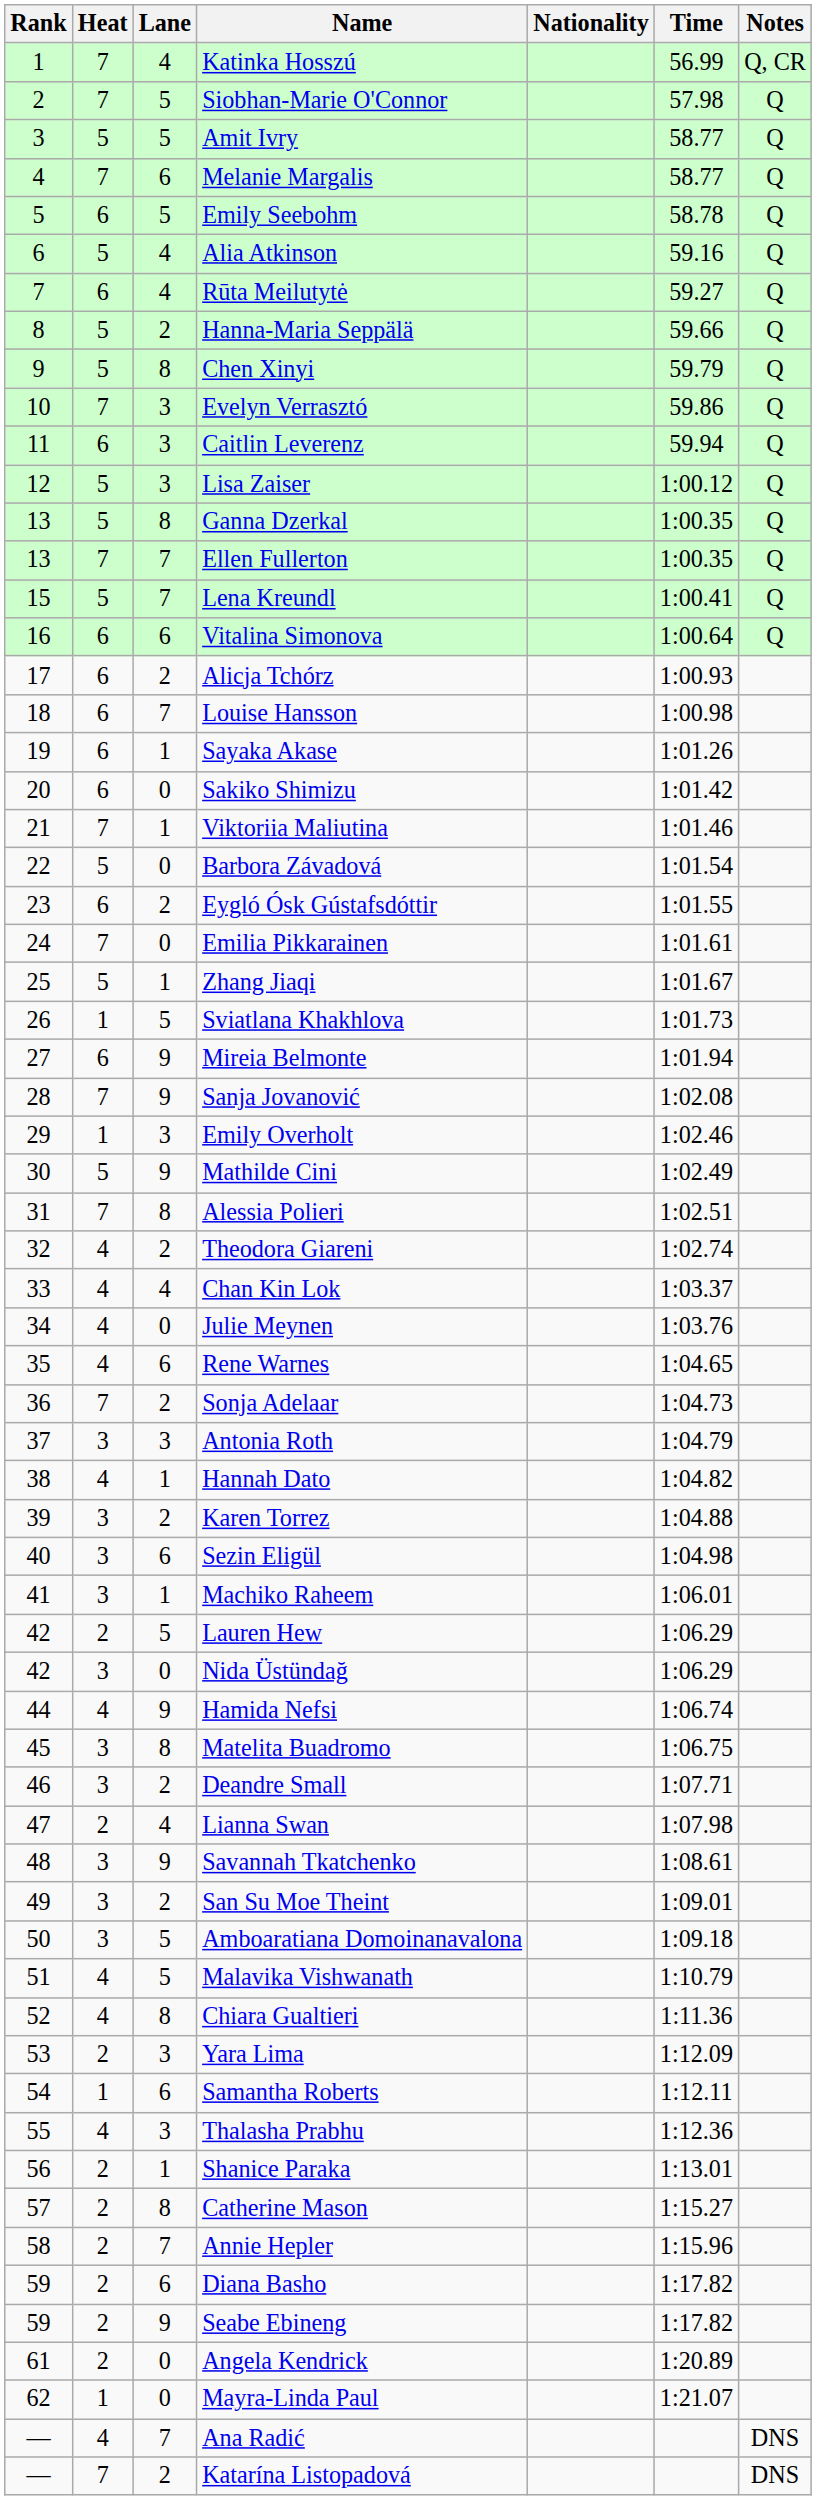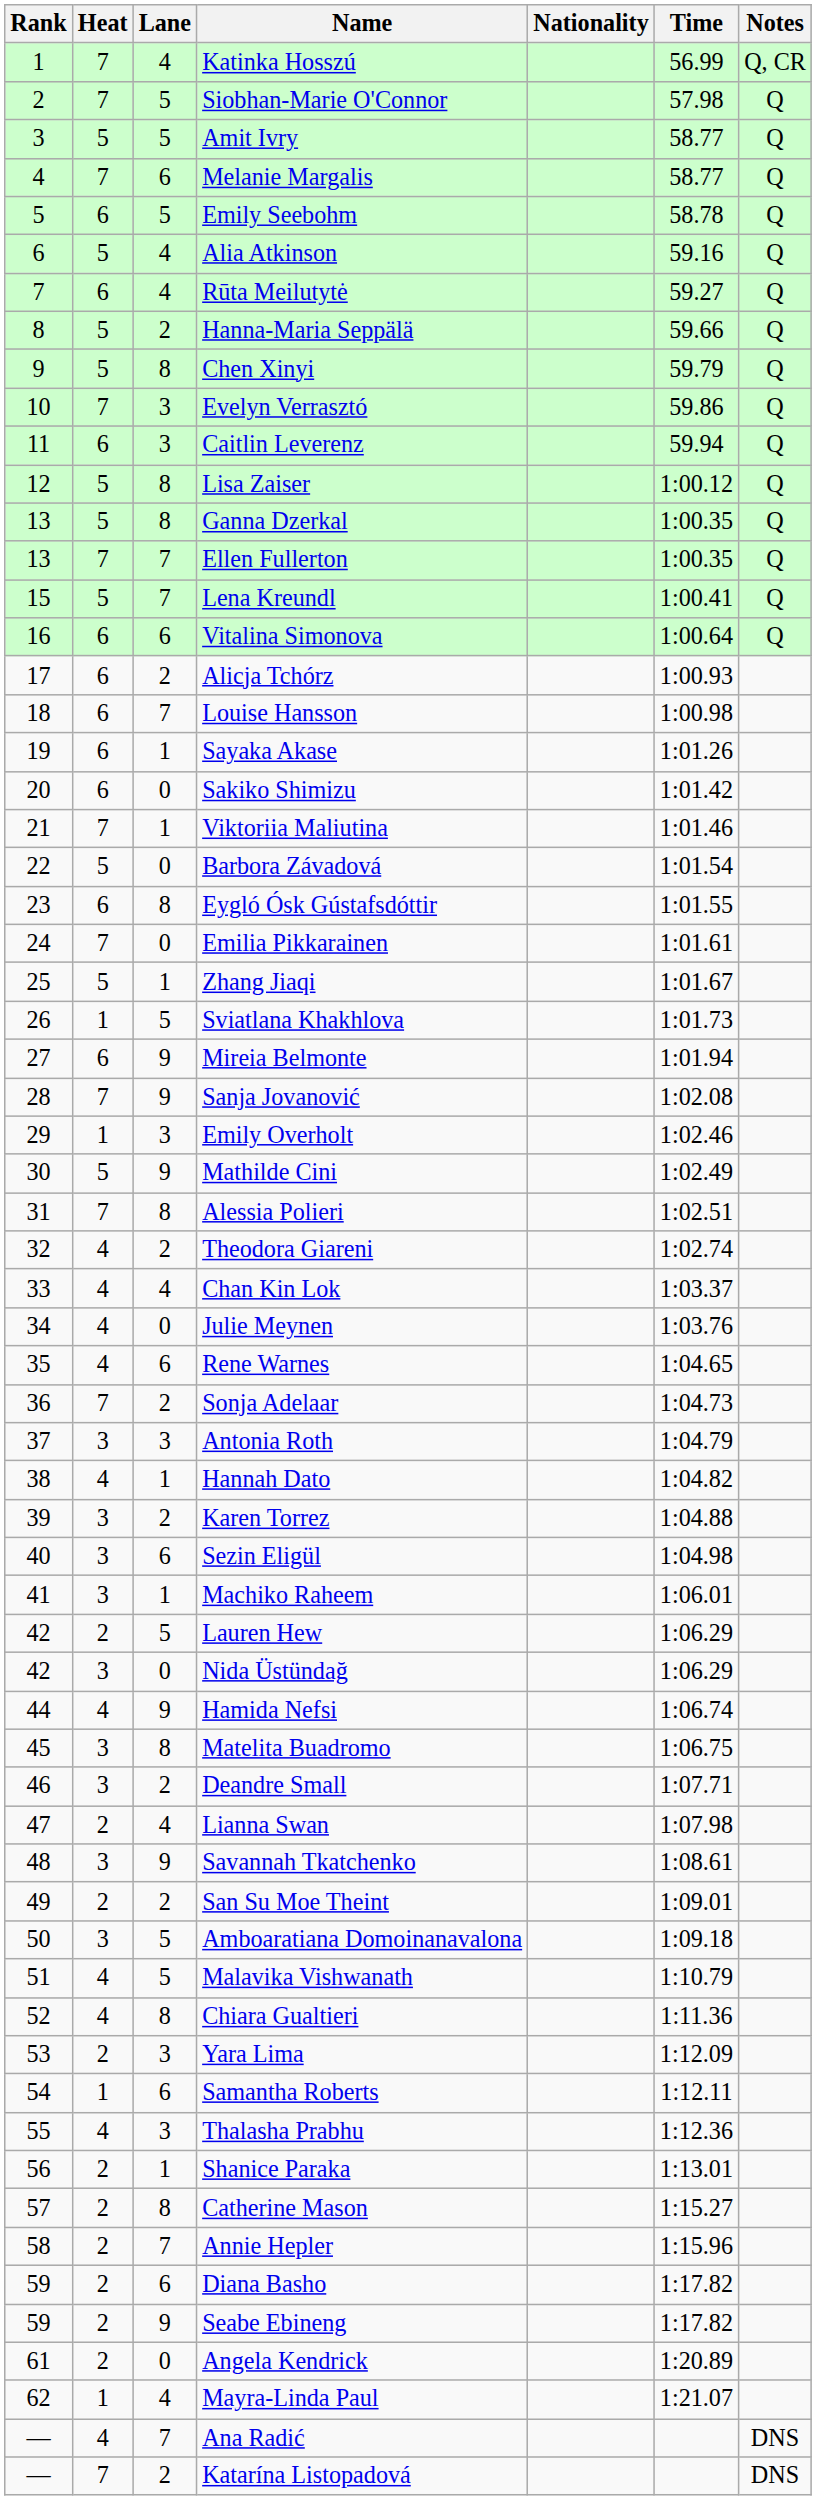(165, 483) 3 -> (165, 483) 8
(165, 904) 2 -> (165, 904) 8
(103, 1901) 3 -> (103, 1901) 2
(165, 2399) 0 -> (165, 2399) 4
